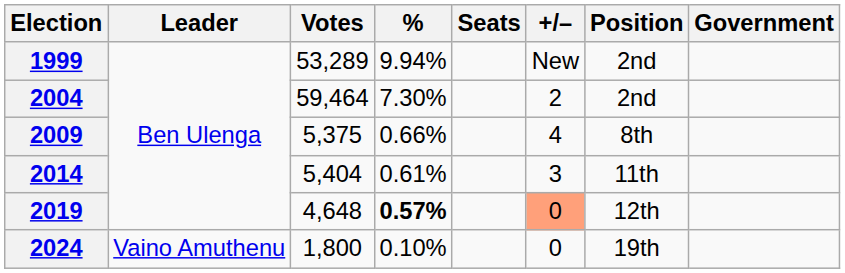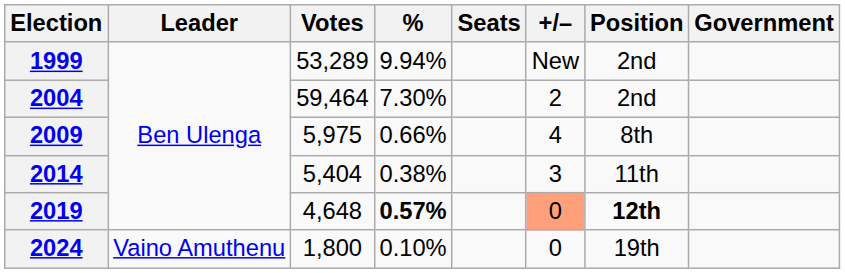(332, 135) 5,375 -> (332, 135) 5,975
(413, 173) 0.61% -> (413, 173) 0.38%
(637, 211) normal -> (637, 211) bold
